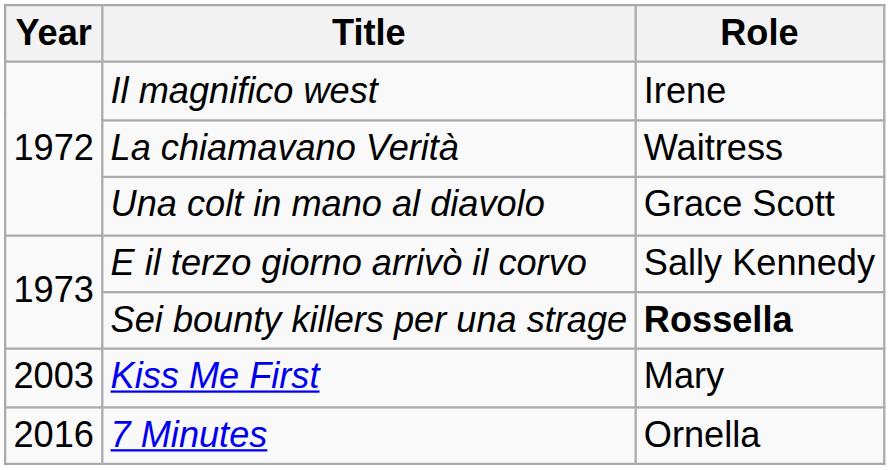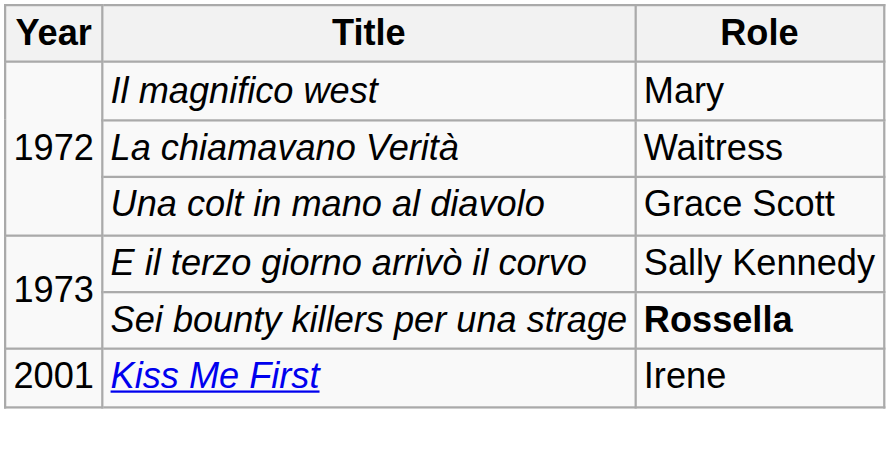(685, 90) Irene -> (684, 90) Mary
(54, 377) 2003 -> (54, 377) 2001
(684, 377) Mary -> (685, 377) Irene
- row: (189, 434)
